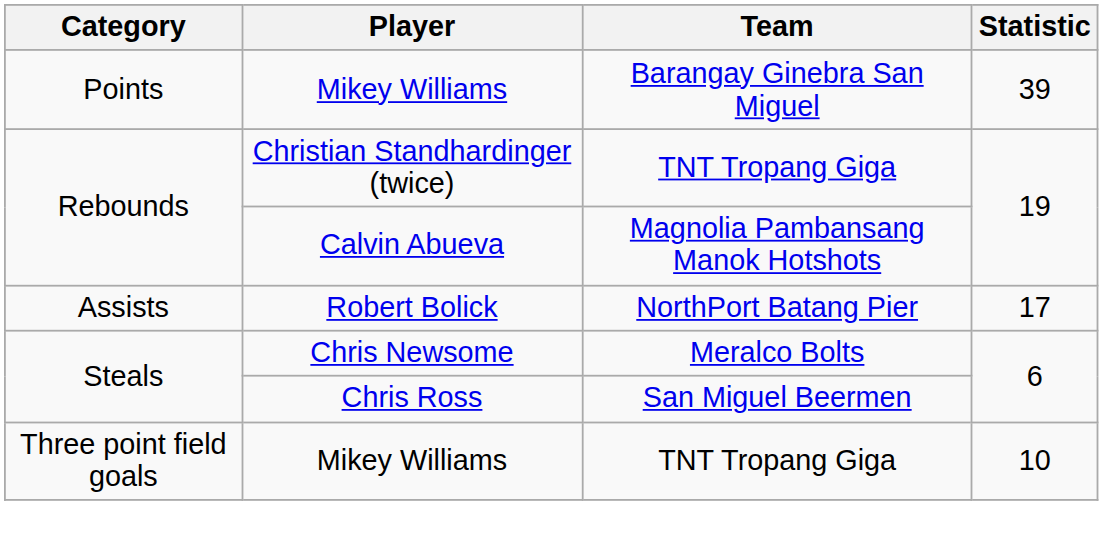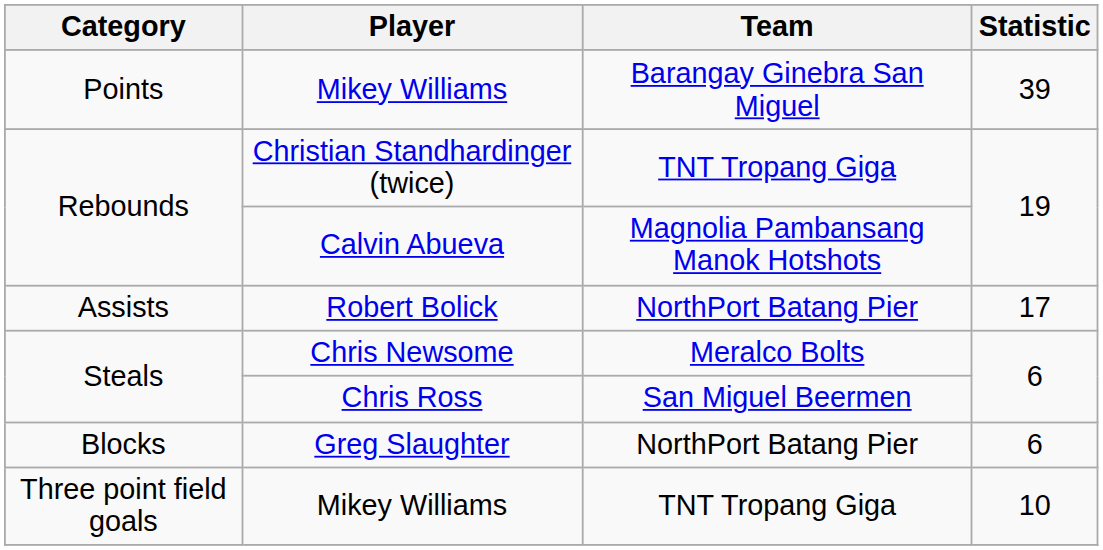+ row: (123, 444)
